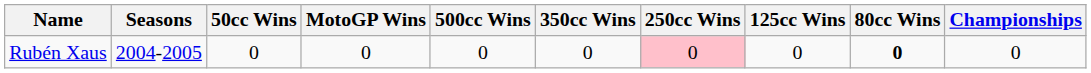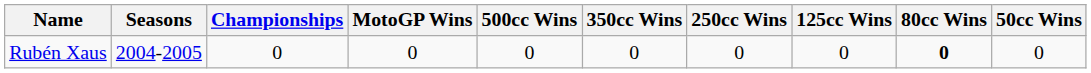columns swapped: (1016, 20) <-> (254, 20)
(693, 51) pink background -> (739, 51) no background
